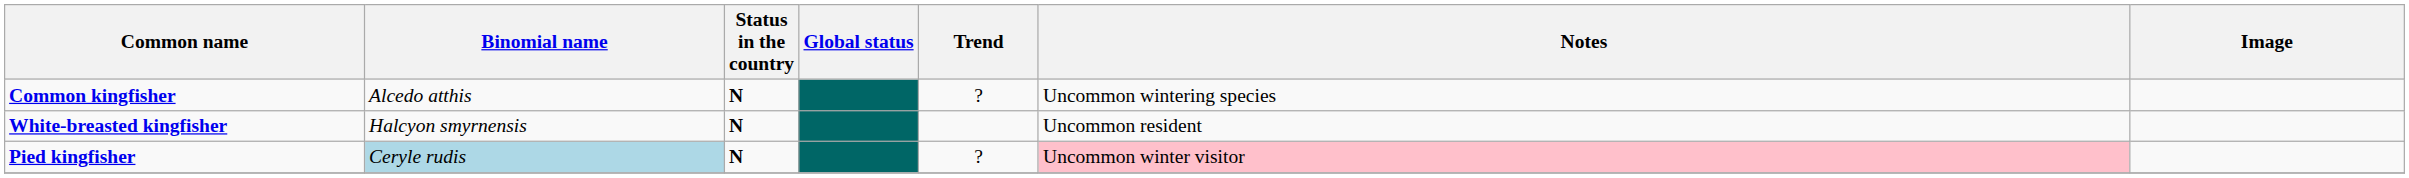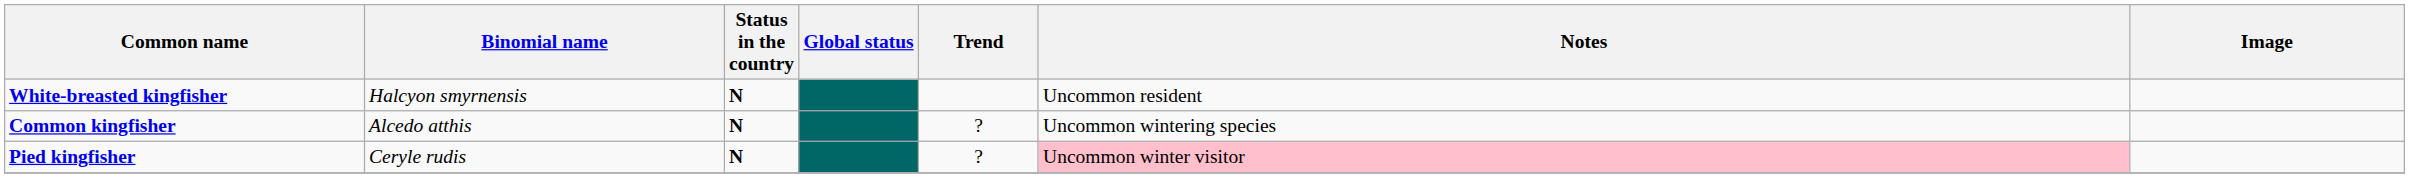rows swapped: (92, 94) <-> (118, 125)
(418, 156) lightblue background -> (418, 156) no background
